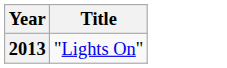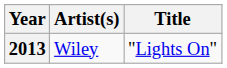+ column: (87, 19)
